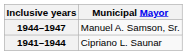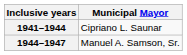rows swapped: (41, 43) <-> (41, 28)
